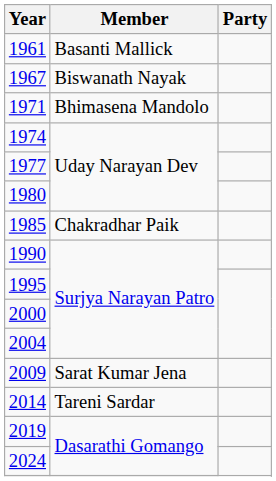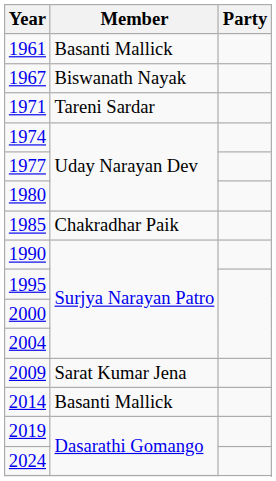(132, 107) Bhimasena Mandolo -> (105, 107) Tareni Sardar
(105, 401) Tareni Sardar -> (114, 401) Basanti Mallick
